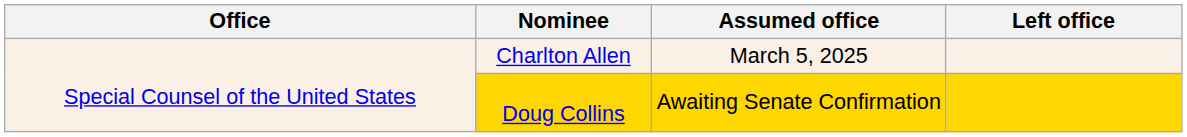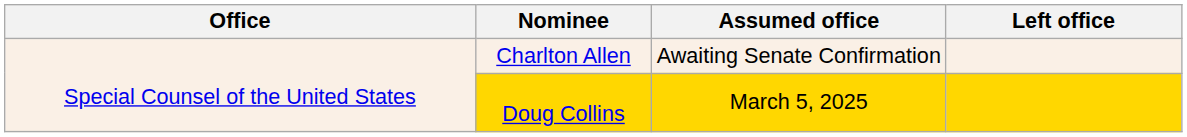(799, 55) March 5, 2025 -> (799, 55) Awaiting Senate Confirmation
(799, 102) Awaiting Senate Confirmation -> (799, 102) March 5, 2025
